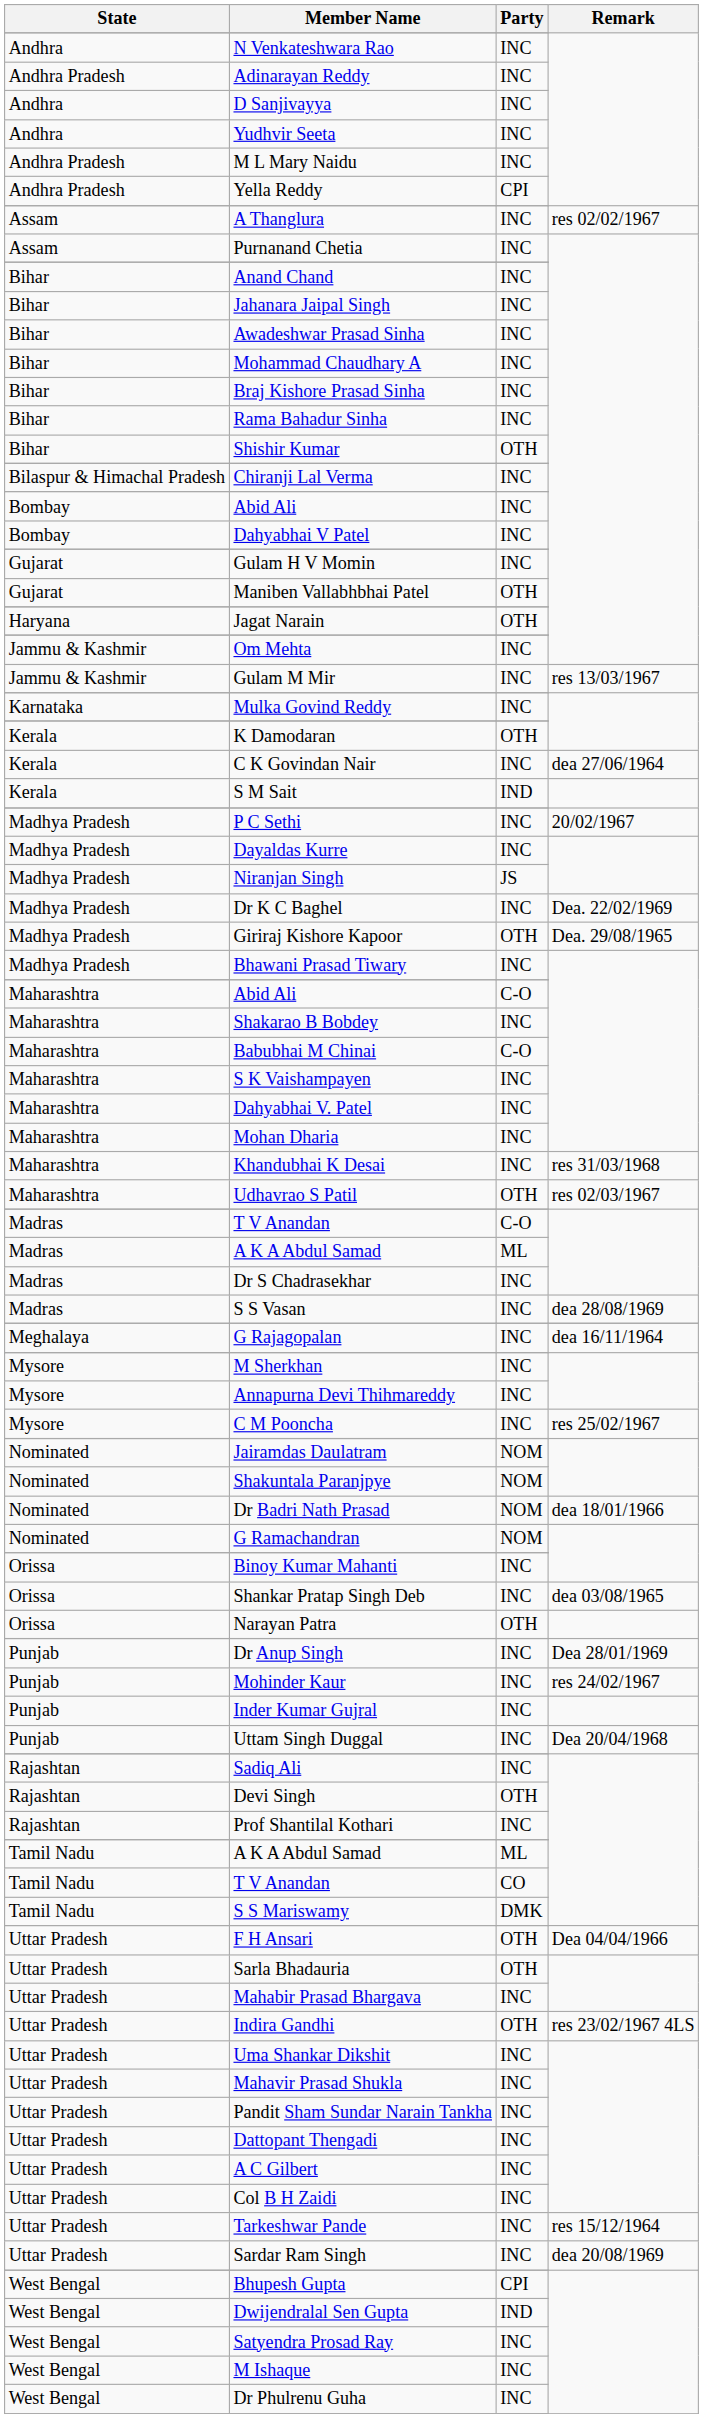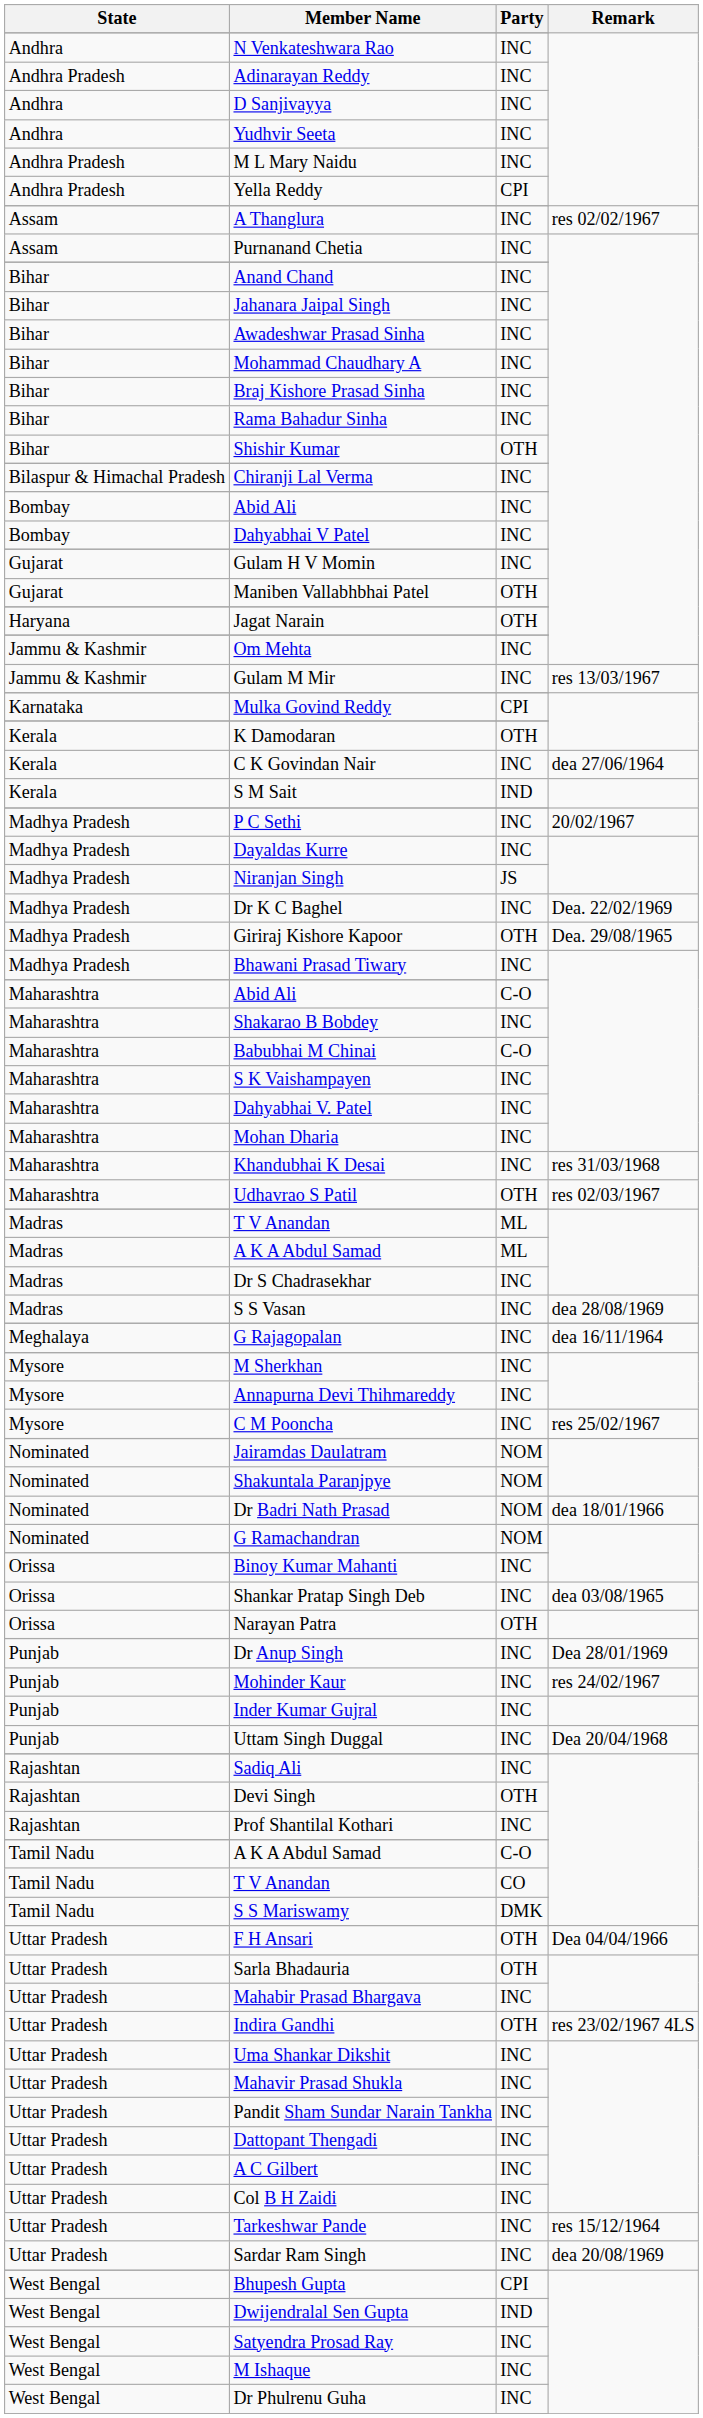(516, 707) INC -> (514, 707) CPI
(516, 1223) C-O -> (514, 1223) ML
(514, 1853) ML -> (516, 1853) C-O
